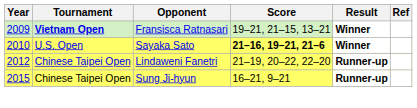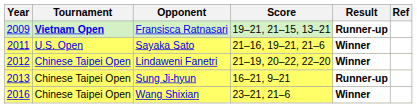(353, 29) Winner -> (362, 29) Runner-up
(18, 46) 2010 -> (18, 46) 2011
(279, 46) bold -> (279, 46) normal
(362, 62) Runner-up -> (353, 62) Winner
(18, 78) 2015 -> (18, 78) 2013
+ row: (167, 95)
